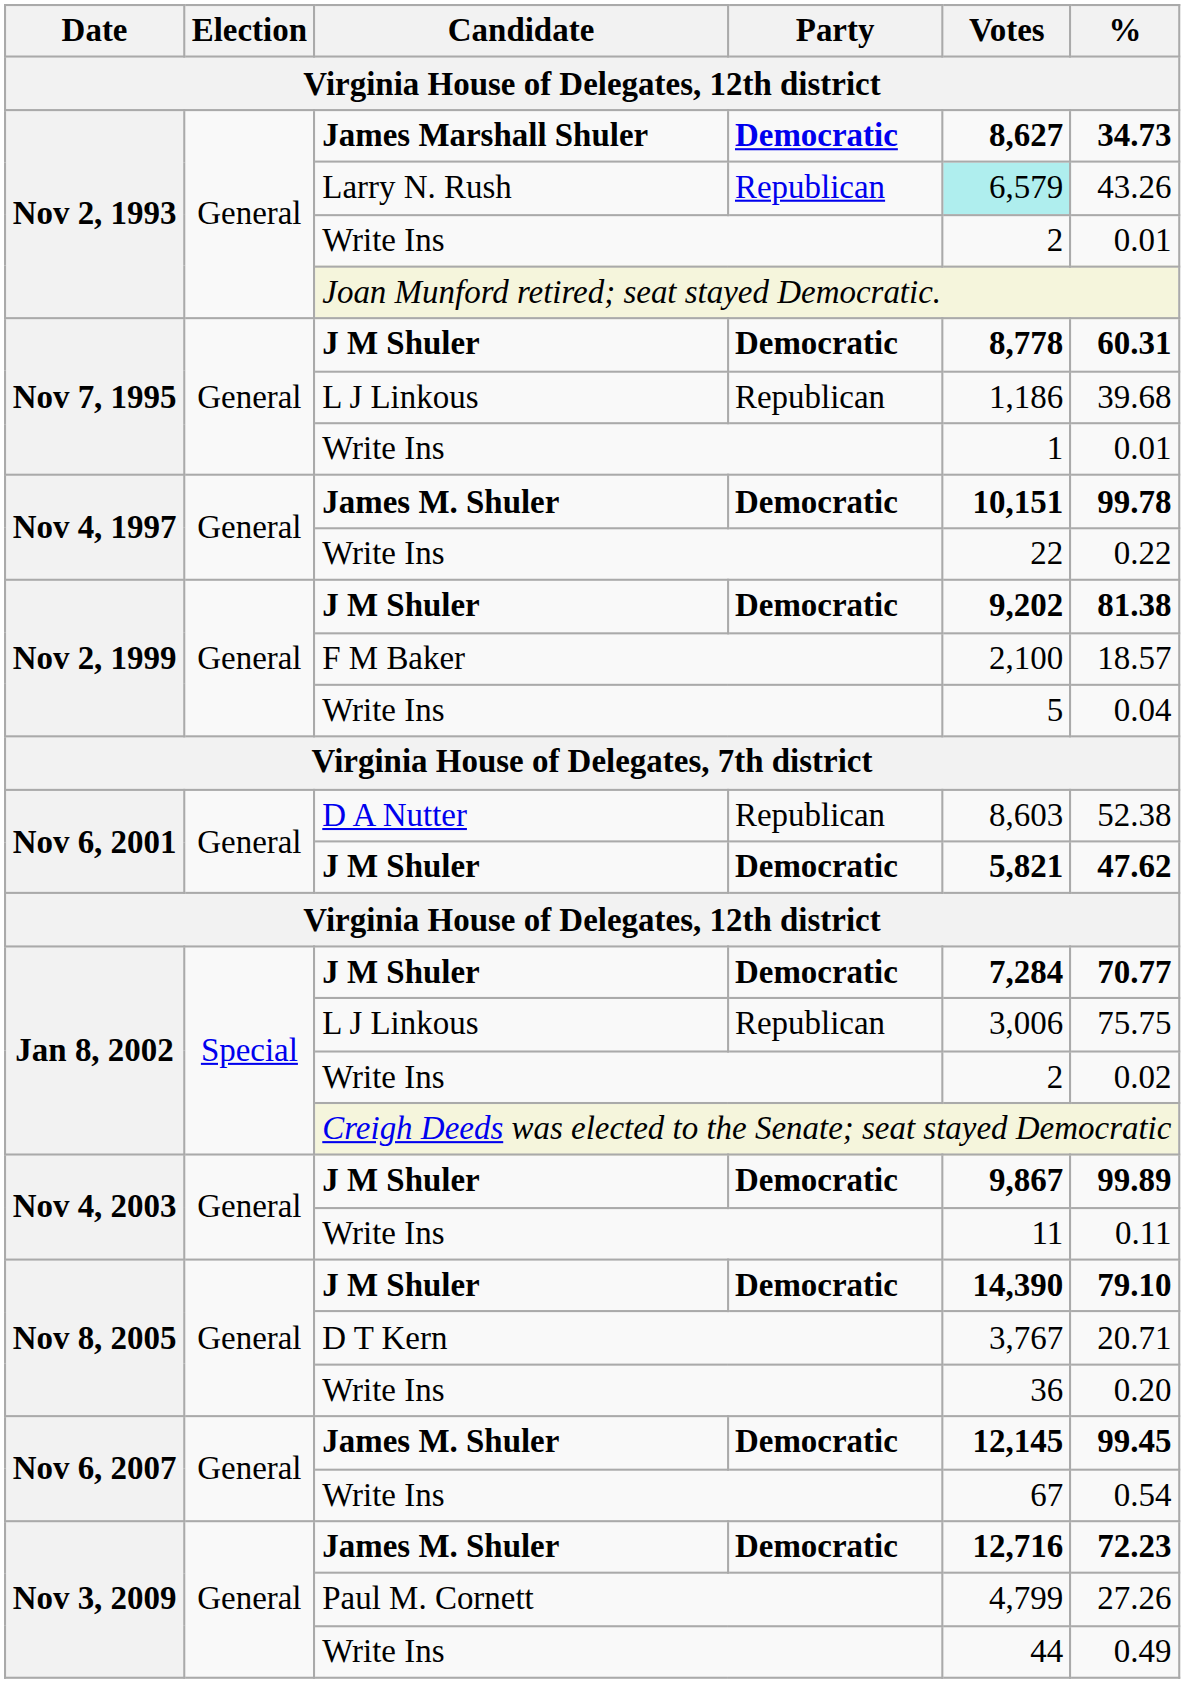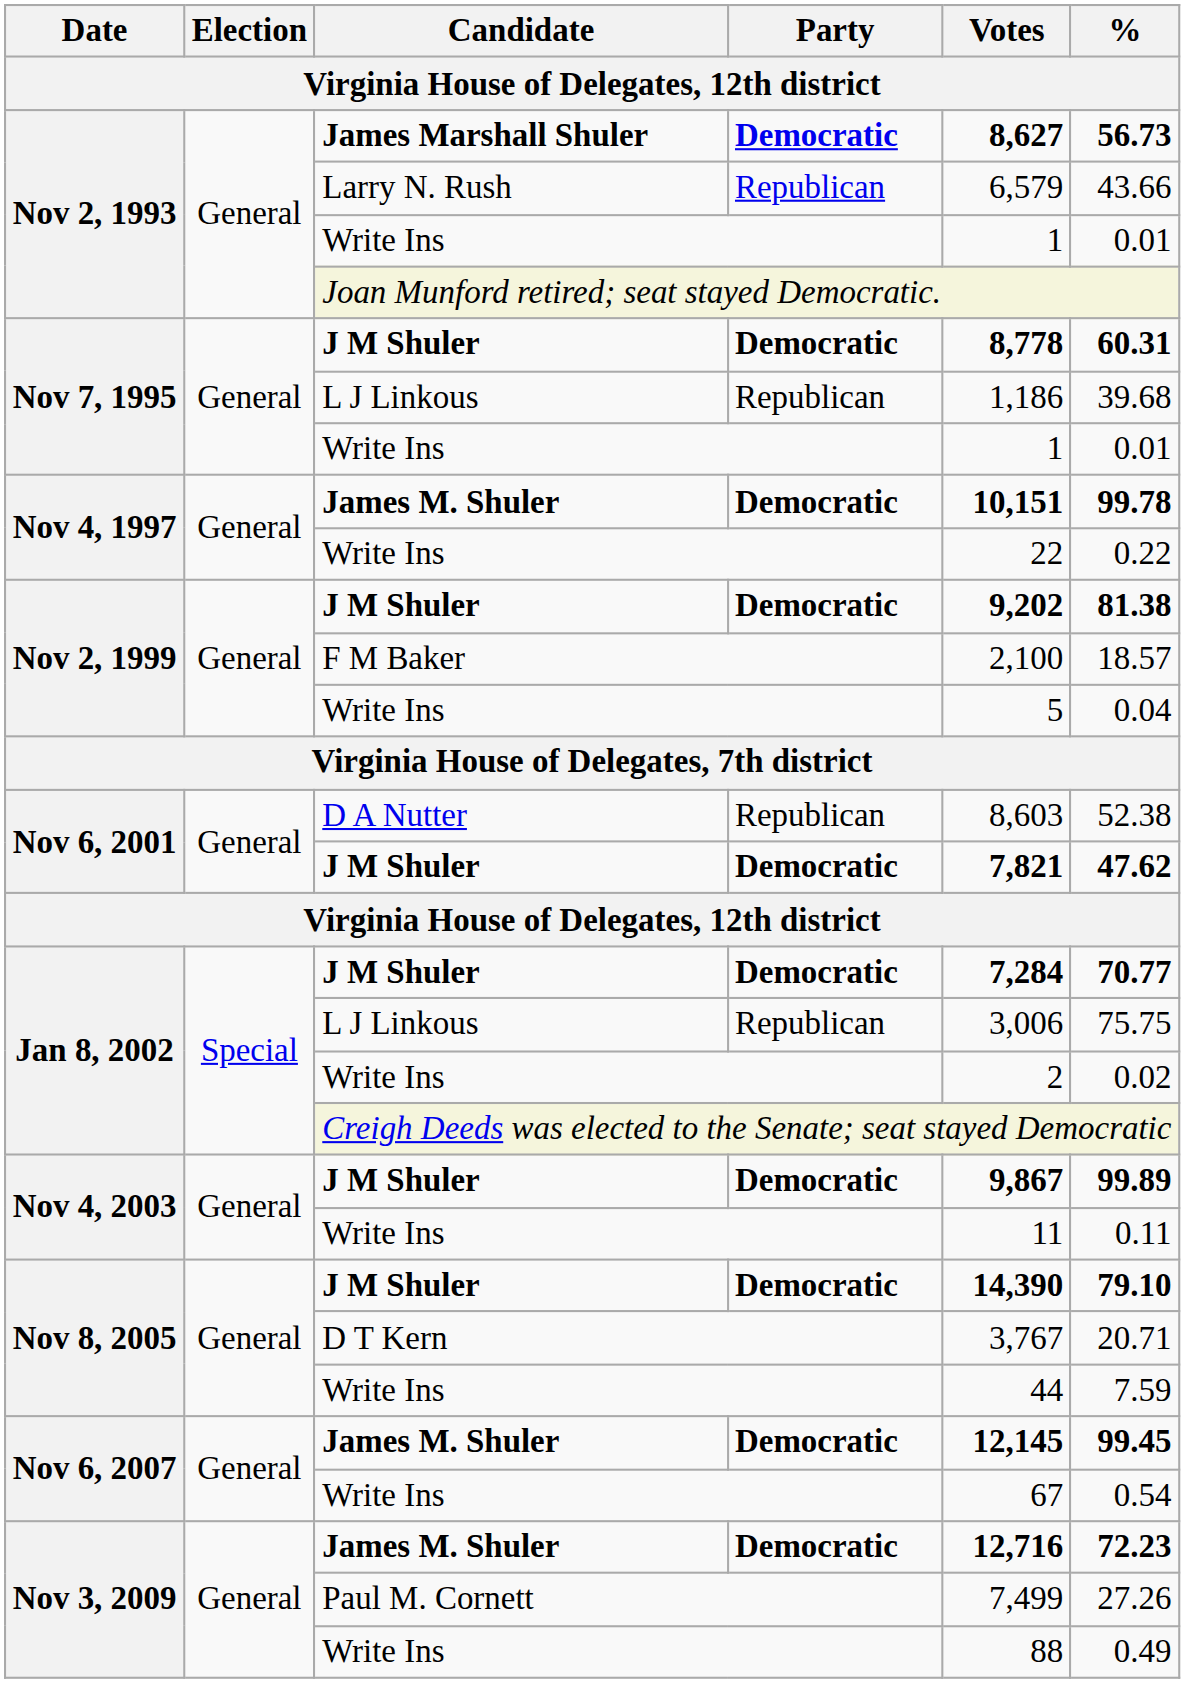(1134, 135) 34.73 -> (1134, 135) 56.73
(1026, 187) paleturquoise background -> (1026, 187) no background
(1134, 187) 43.26 -> (1134, 187) 43.66
(1055, 239) 2 -> (1055, 239) 1
(1026, 866) 5,821 -> (1026, 866) 7,821
(1047, 1389) 36 -> (1047, 1389) 44
(1143, 1389) 0.20 -> (1143, 1389) 7.59
(1026, 1598) 4,799 -> (1026, 1598) 7,499
(1047, 1651) 44 -> (1047, 1651) 88
